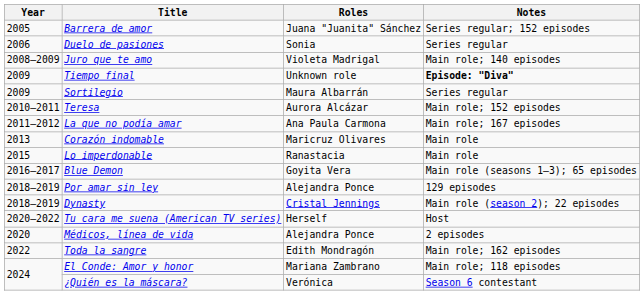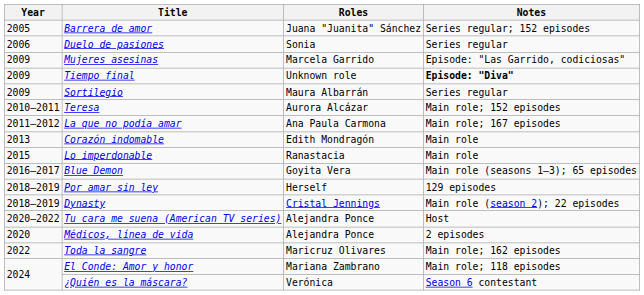- row: (108, 60)
+ row: (111, 60)
(336, 139) Maricruz Olivares -> (330, 139) Edith Mondragón
(330, 187) Alejandra Ponce -> (307, 187) Herself
(307, 219) Herself -> (330, 219) Alejandra Ponce
(330, 251) Edith Mondragón -> (336, 251) Maricruz Olivares
